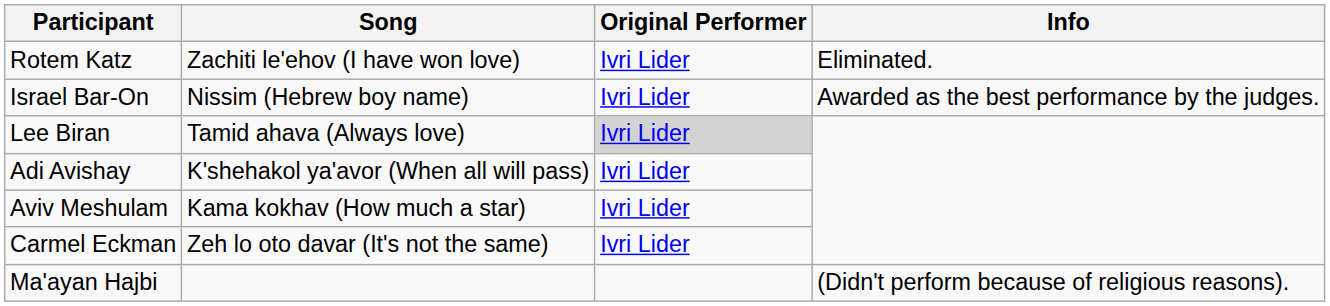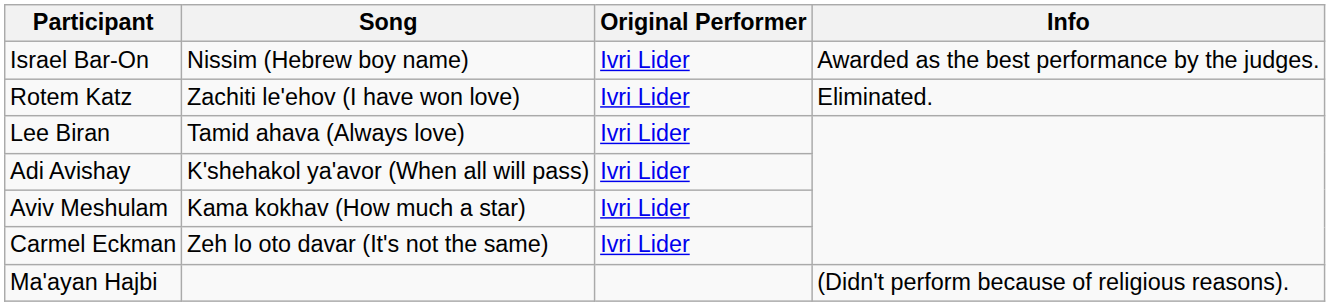rows swapped: (80, 97) <-> (71, 60)
(645, 134) lightgrey background -> (645, 134) no background
